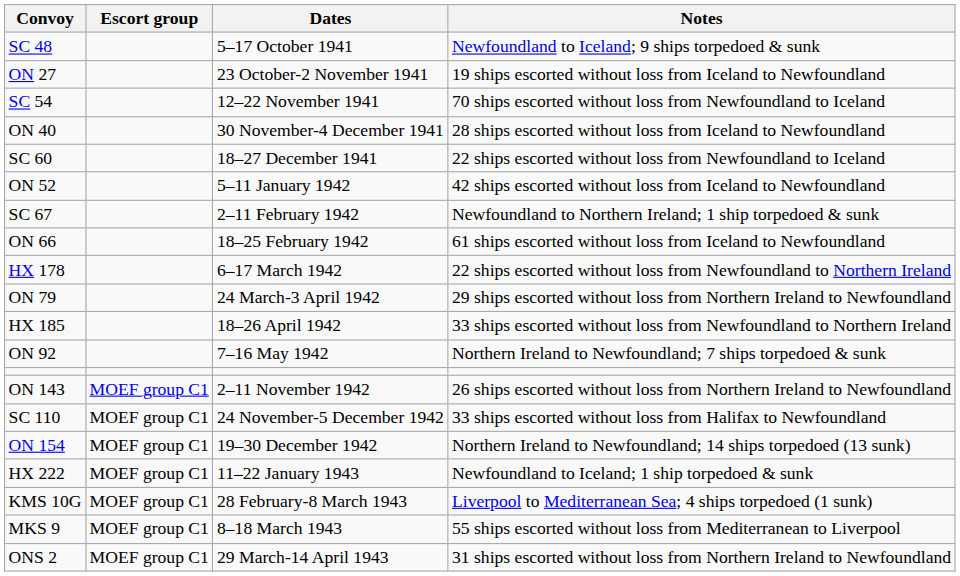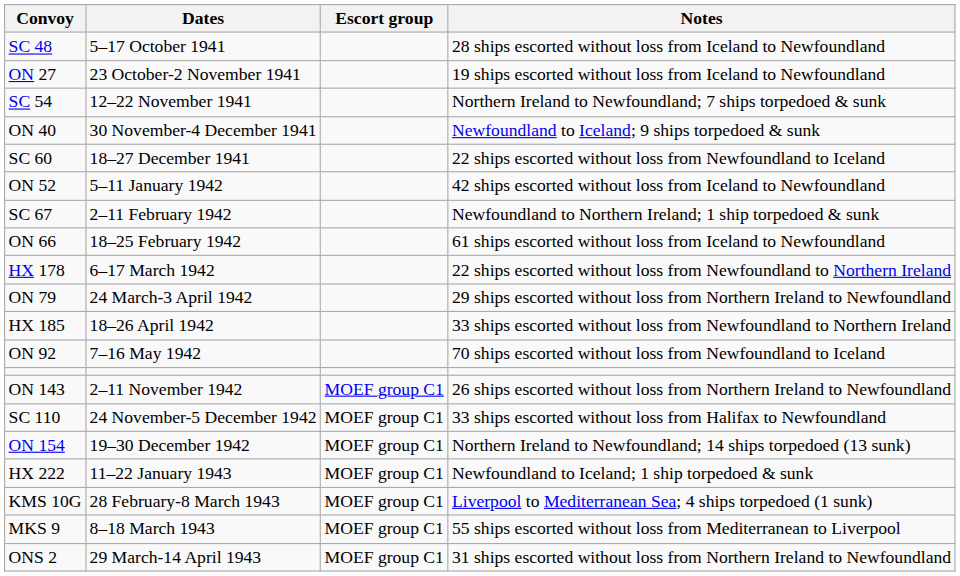columns swapped: (149, 18) <-> (330, 18)
(636, 46) Newfoundland to Iceland; 9 ships torpedoed & sunk -> (669, 46) 28 ships escorted without loss from Iceland to Newfoundland
(669, 102) 70 ships escorted without loss from Newfoundland to Iceland -> (669, 102) Northern Ireland to Newfoundland; 7 ships torpedoed & sunk
(669, 130) 28 ships escorted without loss from Iceland to Newfoundland -> (636, 130) Newfoundland to Iceland; 9 ships torpedoed & sunk
(669, 353) Northern Ireland to Newfoundland; 7 ships torpedoed & sunk -> (669, 353) 70 ships escorted without loss from Newfoundland to Iceland
